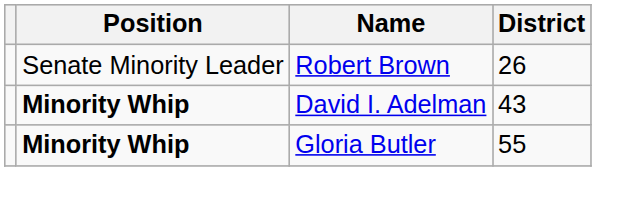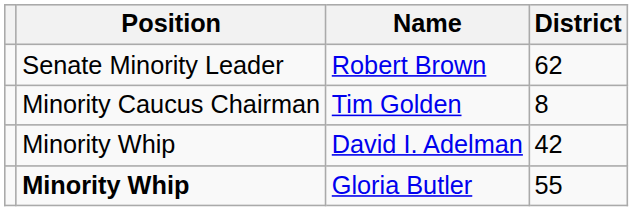(512, 64) 26 -> (549, 64) 62
+ row: (397, 104)
(106, 104) bold -> (99, 144) normal
(512, 104) 43 -> (549, 144) 42
